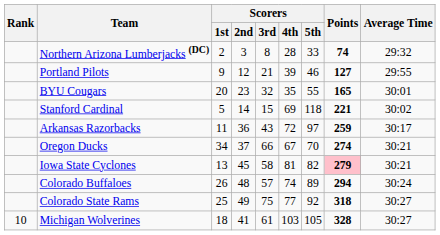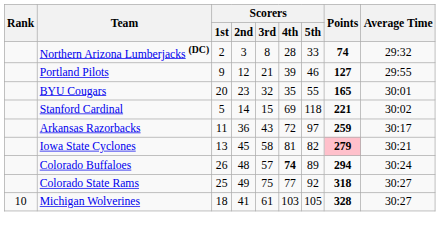- row: (74, 146)
(290, 183) normal -> (290, 165) bold
